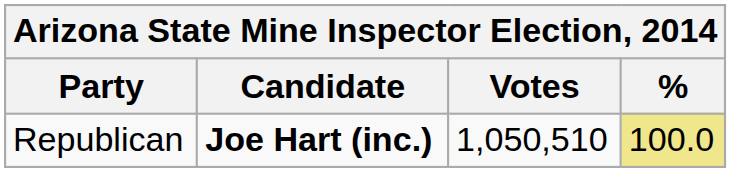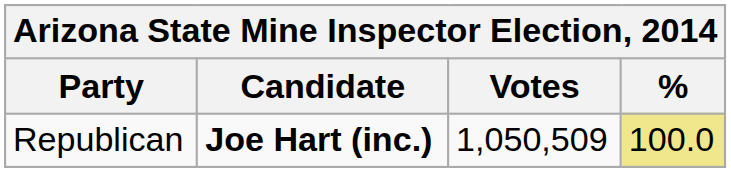(532, 139) 1,050,510 -> (532, 139) 1,050,509
